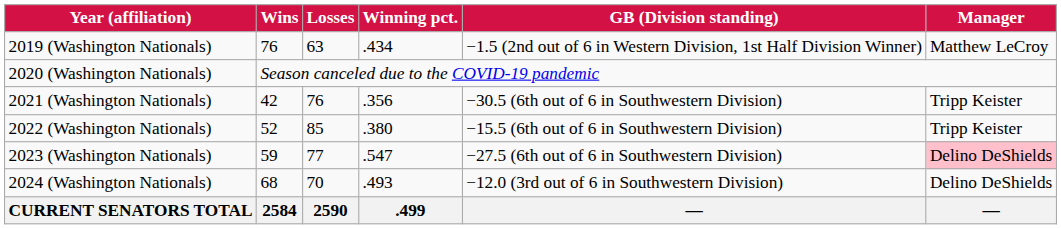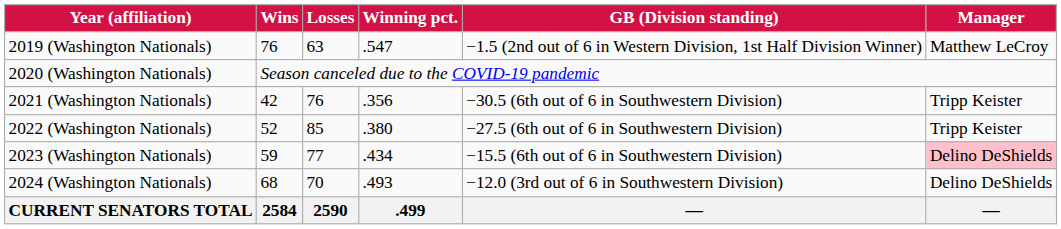(378, 45) .434 -> (378, 45) .547
(624, 127) −15.5 (6th out of 6 in Southwestern Division) -> (624, 127) −27.5 (6th out of 6 in Southwestern Division)
(378, 155) .547 -> (378, 155) .434
(624, 155) −27.5 (6th out of 6 in Southwestern Division) -> (624, 155) −15.5 (6th out of 6 in Southwestern Division)
